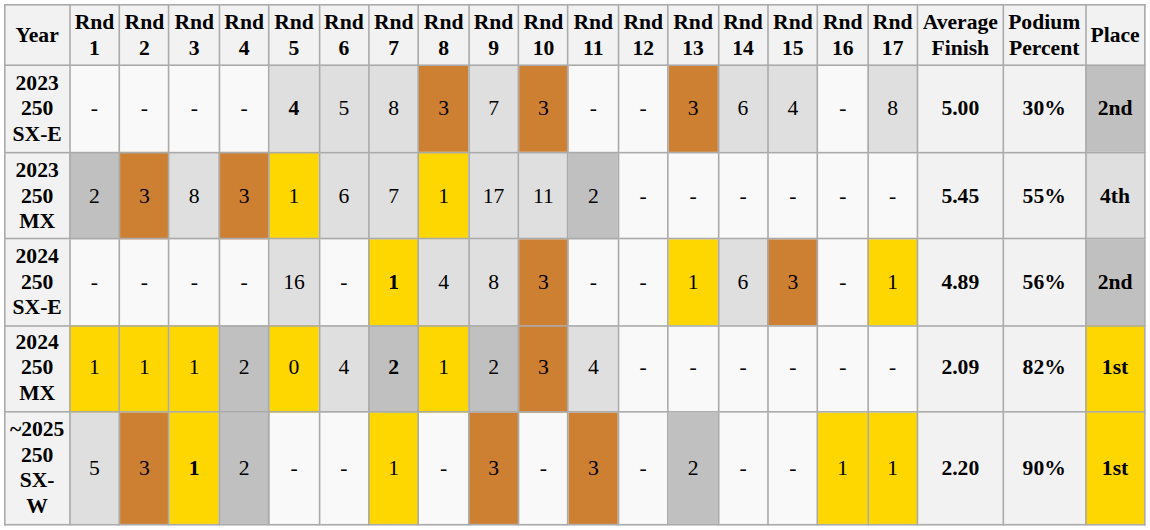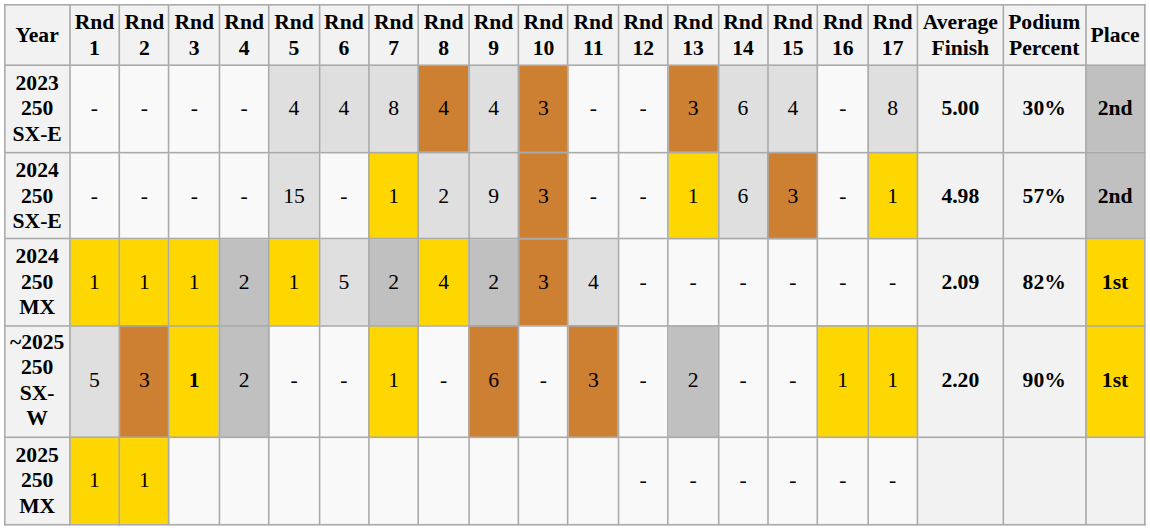(294, 108) bold -> (294, 108) normal
(344, 108) 5 -> (344, 108) 4
(444, 108) 3 -> (444, 108) 4
(494, 108) 7 -> (494, 108) 4
- row: (37, 195)
(294, 281) 16 -> (294, 195) 15
(394, 281) bold -> (394, 195) normal
(444, 281) 4 -> (444, 195) 2
(494, 281) 8 -> (494, 195) 9
(960, 281) 4.89 -> (960, 195) 4.98
(1044, 281) 56% -> (1044, 195) 57%
(294, 368) 0 -> (294, 281) 1
(344, 368) 4 -> (344, 281) 5
(394, 368) bold -> (394, 281) normal
(444, 368) 1 -> (444, 281) 4
(494, 467) 3 -> (494, 380) 6
+ row: (37, 480)
